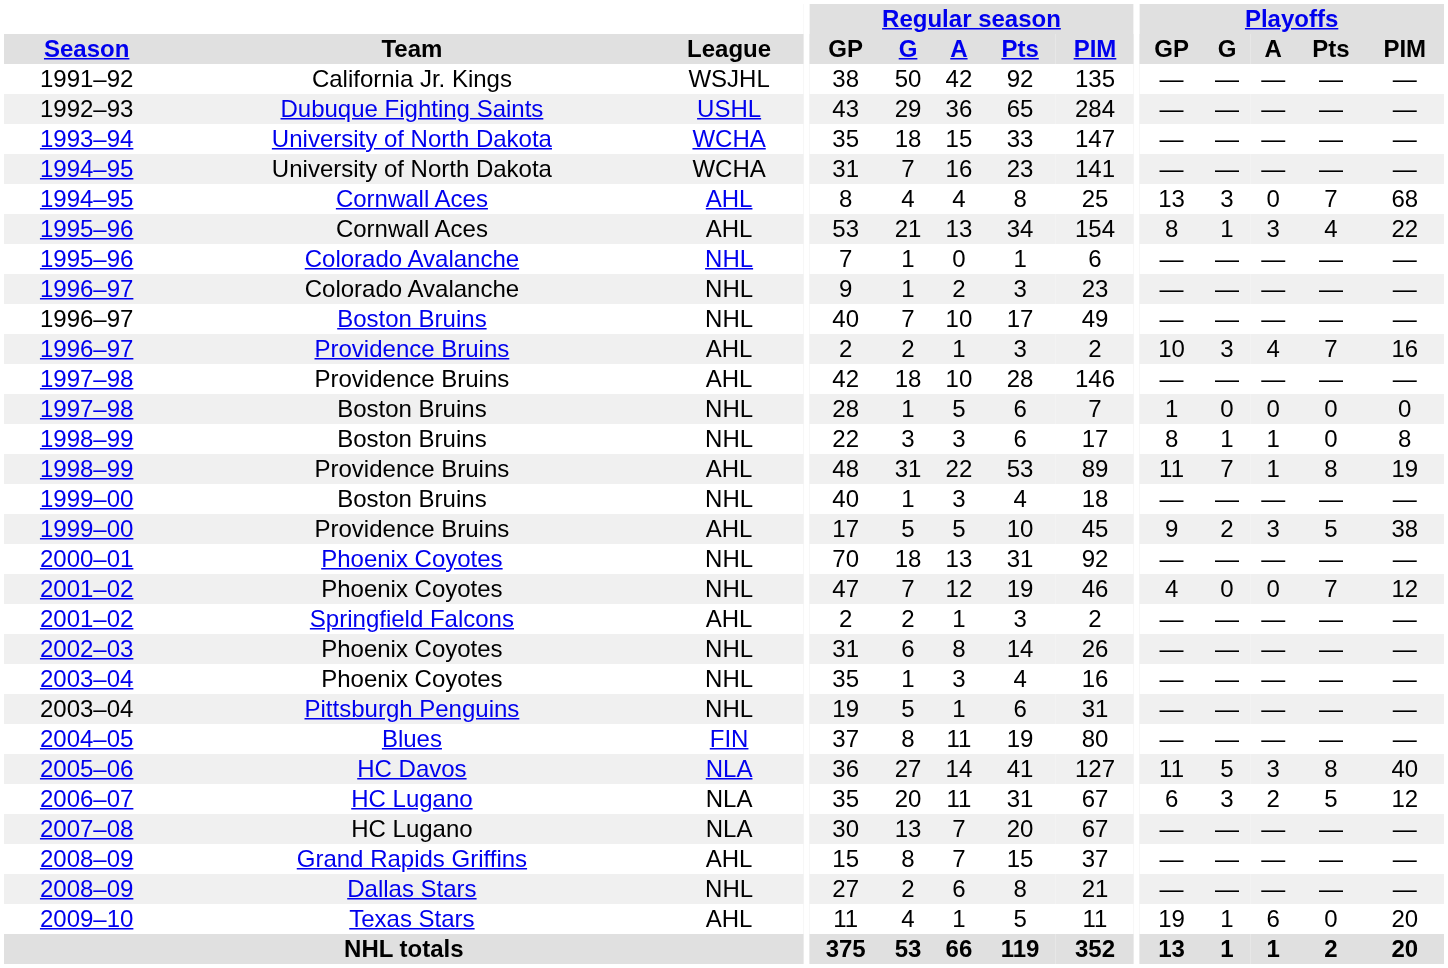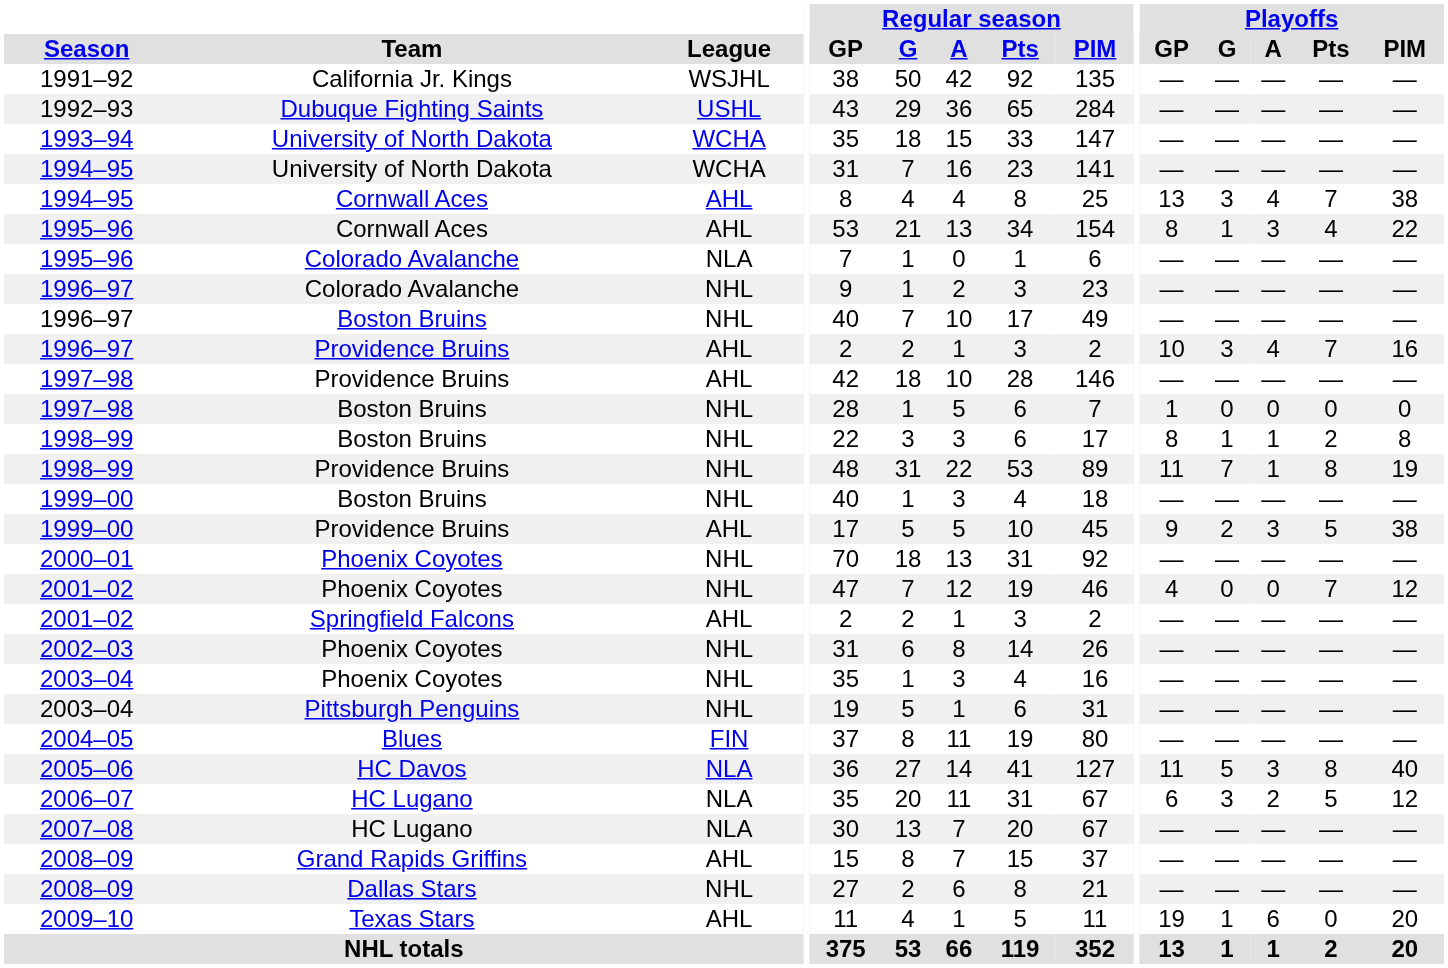(1273, 198) 0 -> (1273, 198) 4
(1405, 198) 68 -> (1405, 198) 38
(729, 258) NHL -> (729, 258) NLA
(1331, 438) 0 -> (1331, 438) 2
(729, 468) AHL -> (729, 468) NHL
